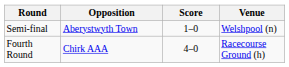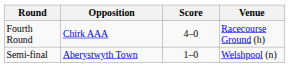rows swapped: (20, 49) <-> (27, 28)
